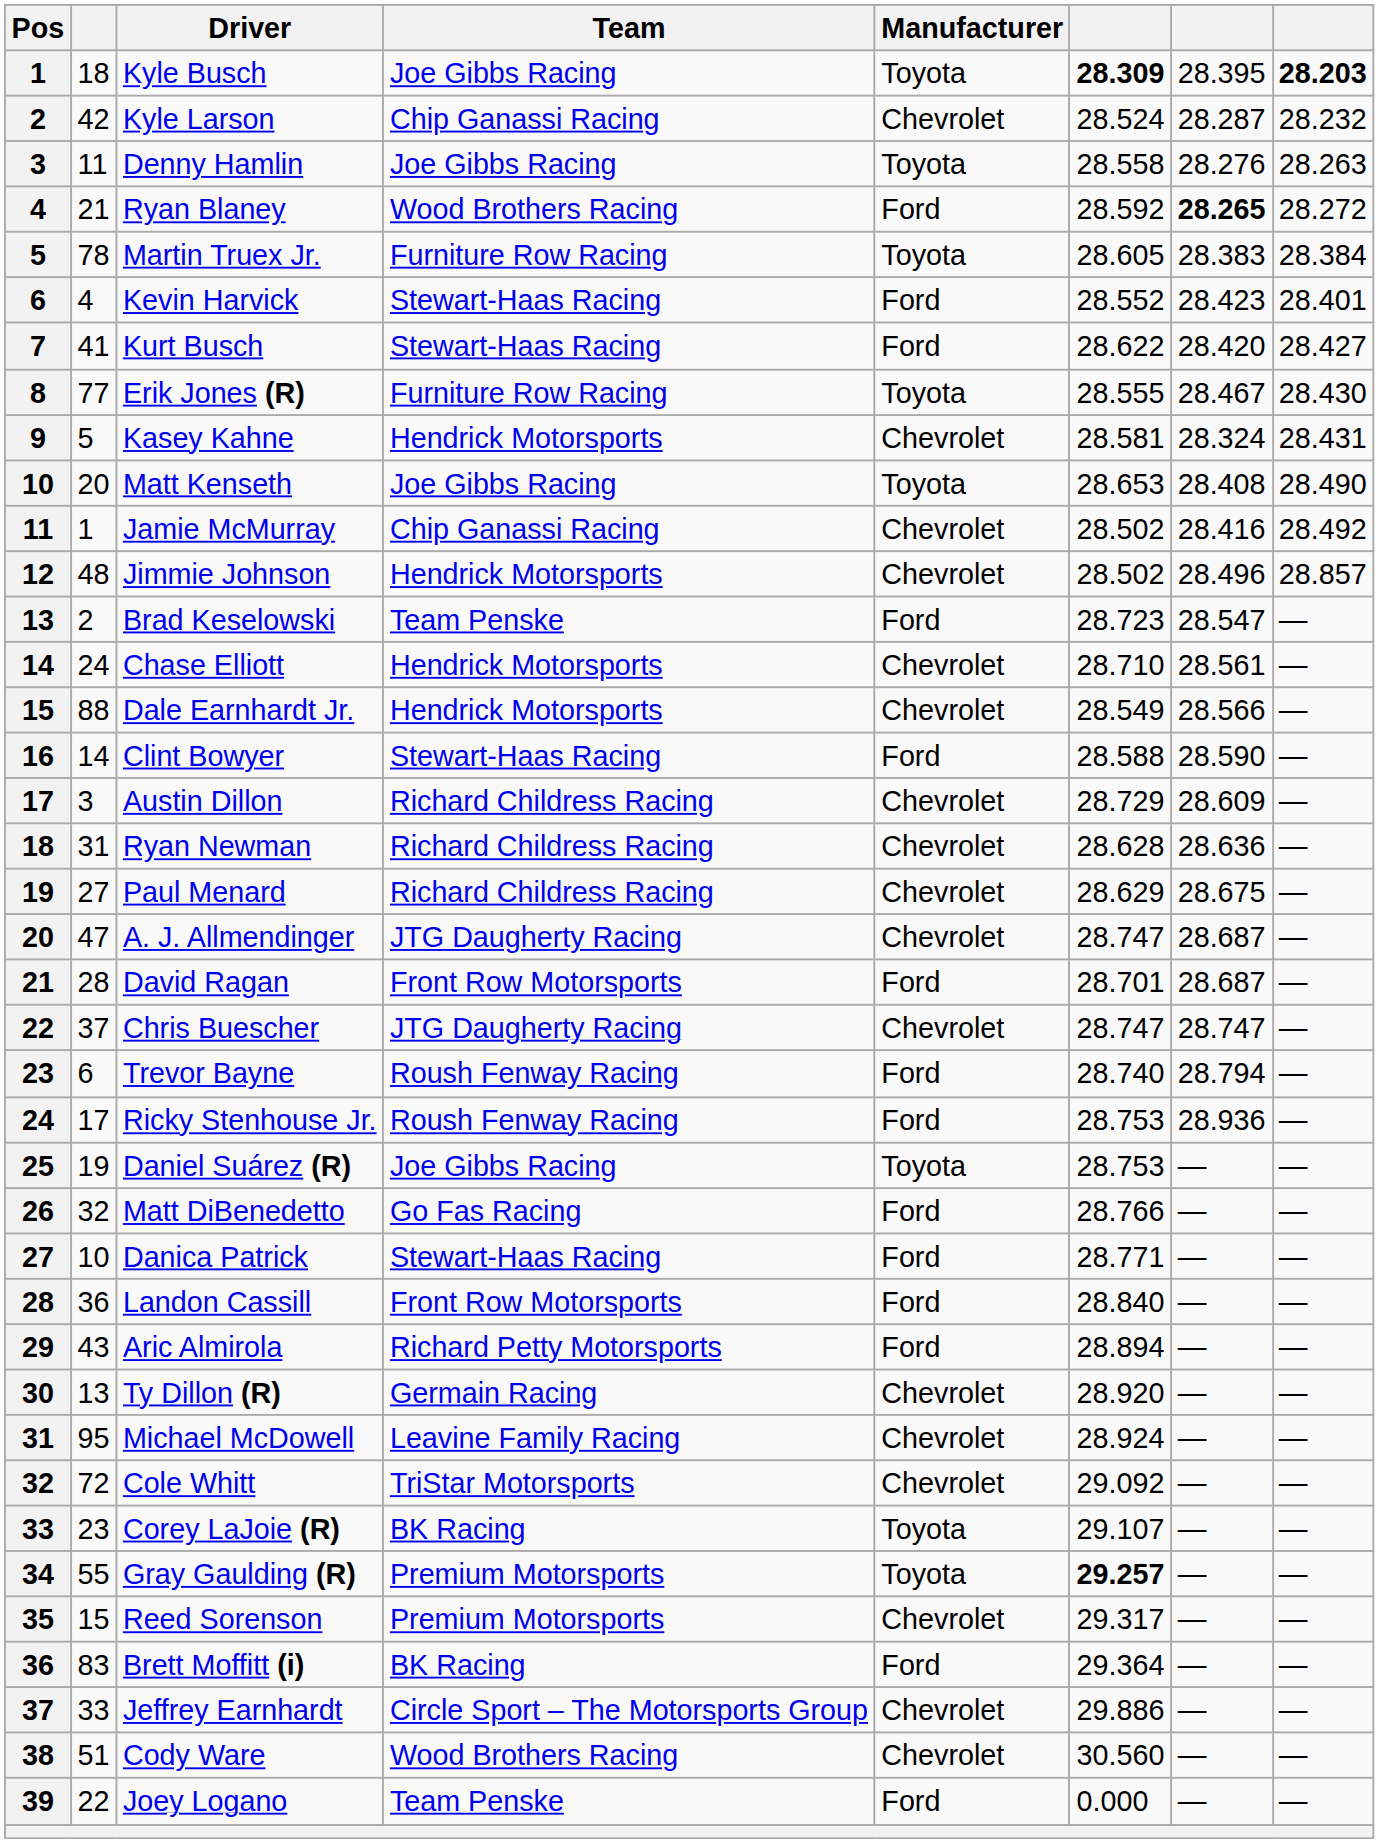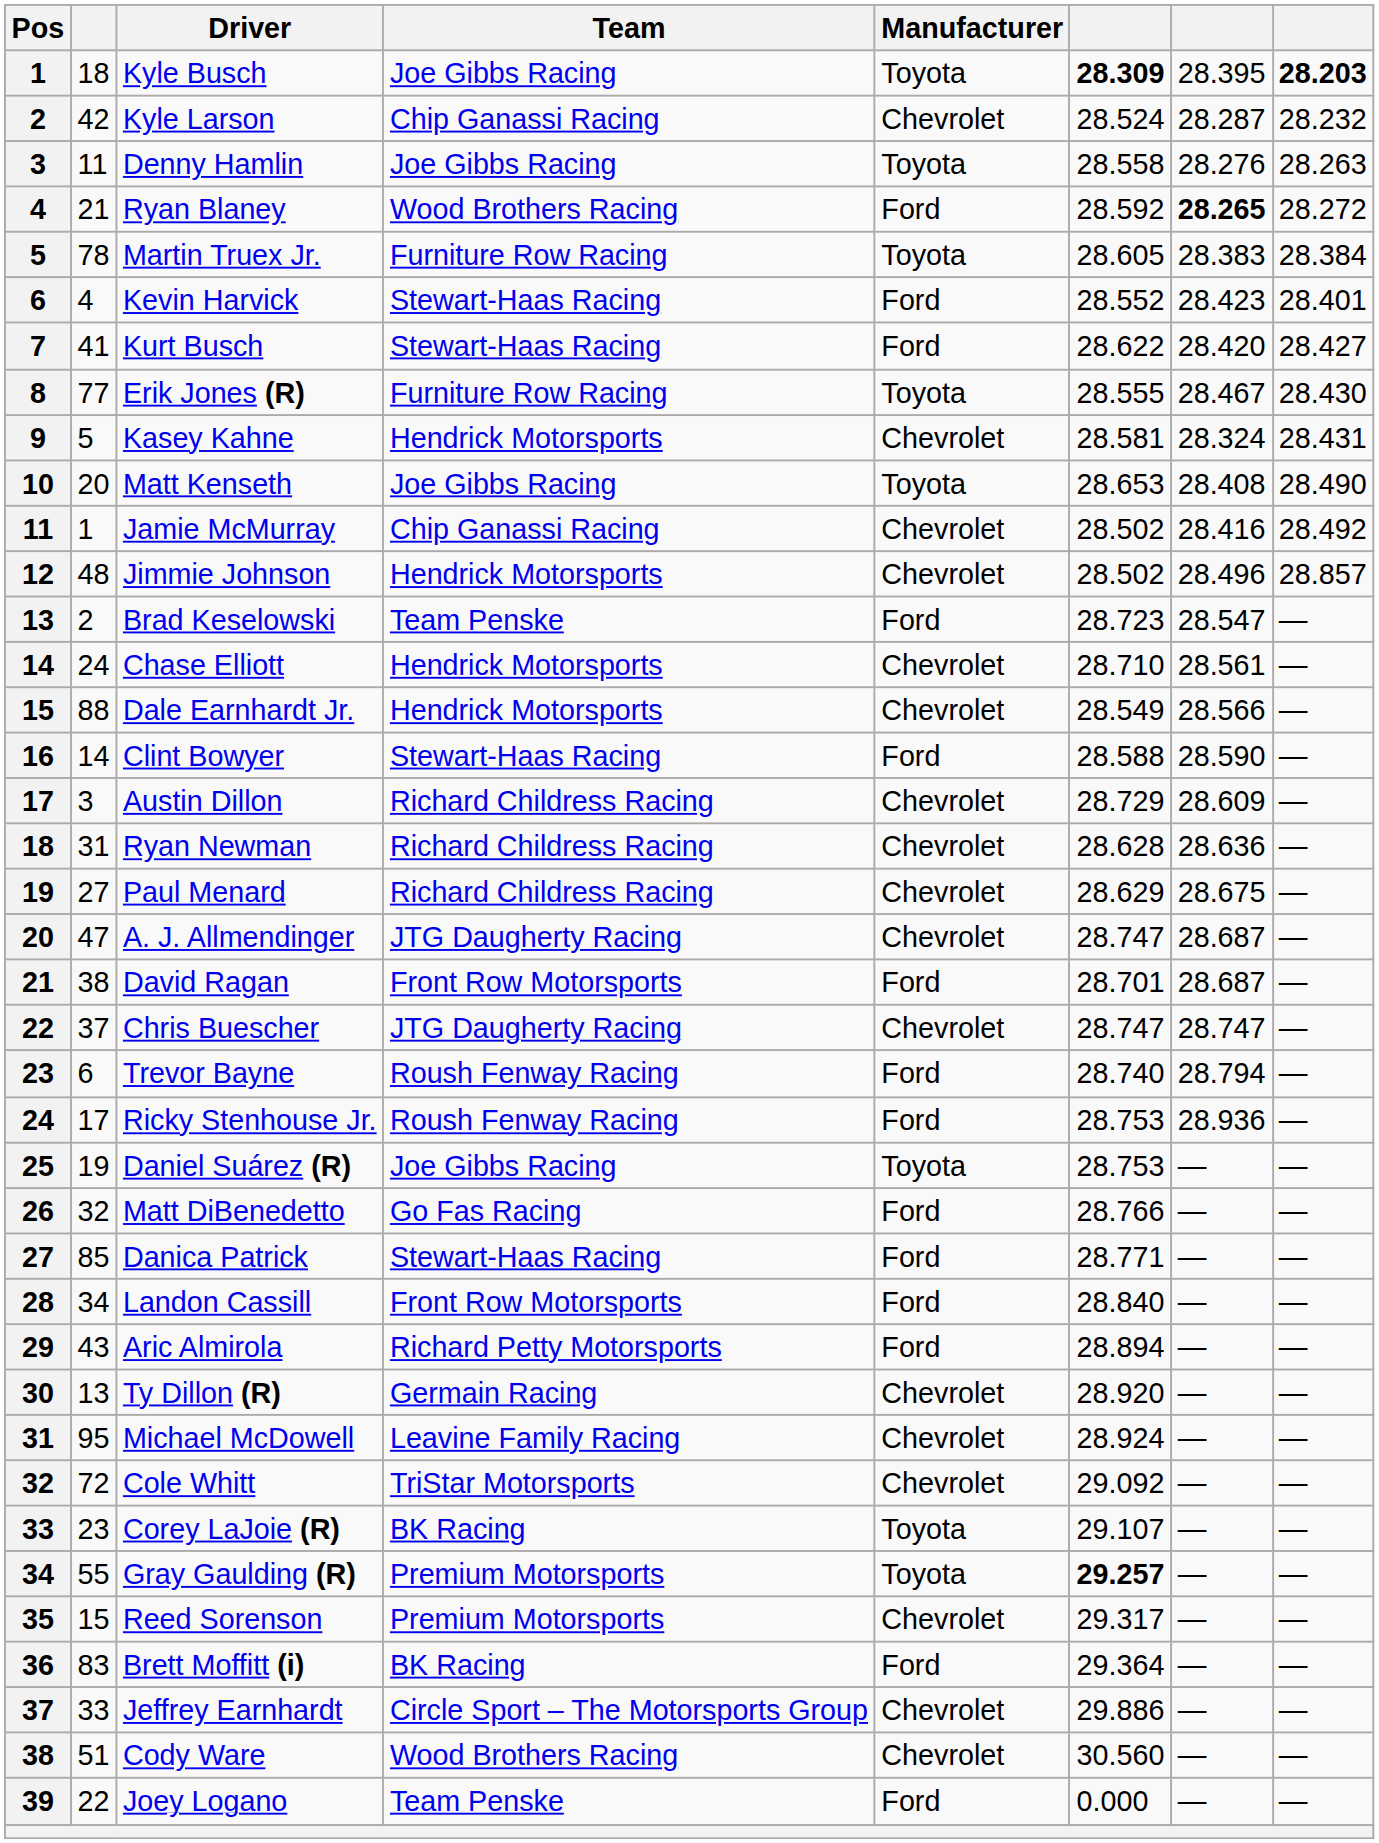(94, 983) 28 -> (94, 983) 38
(94, 1256) 10 -> (94, 1256) 85
(94, 1301) 36 -> (94, 1301) 34
